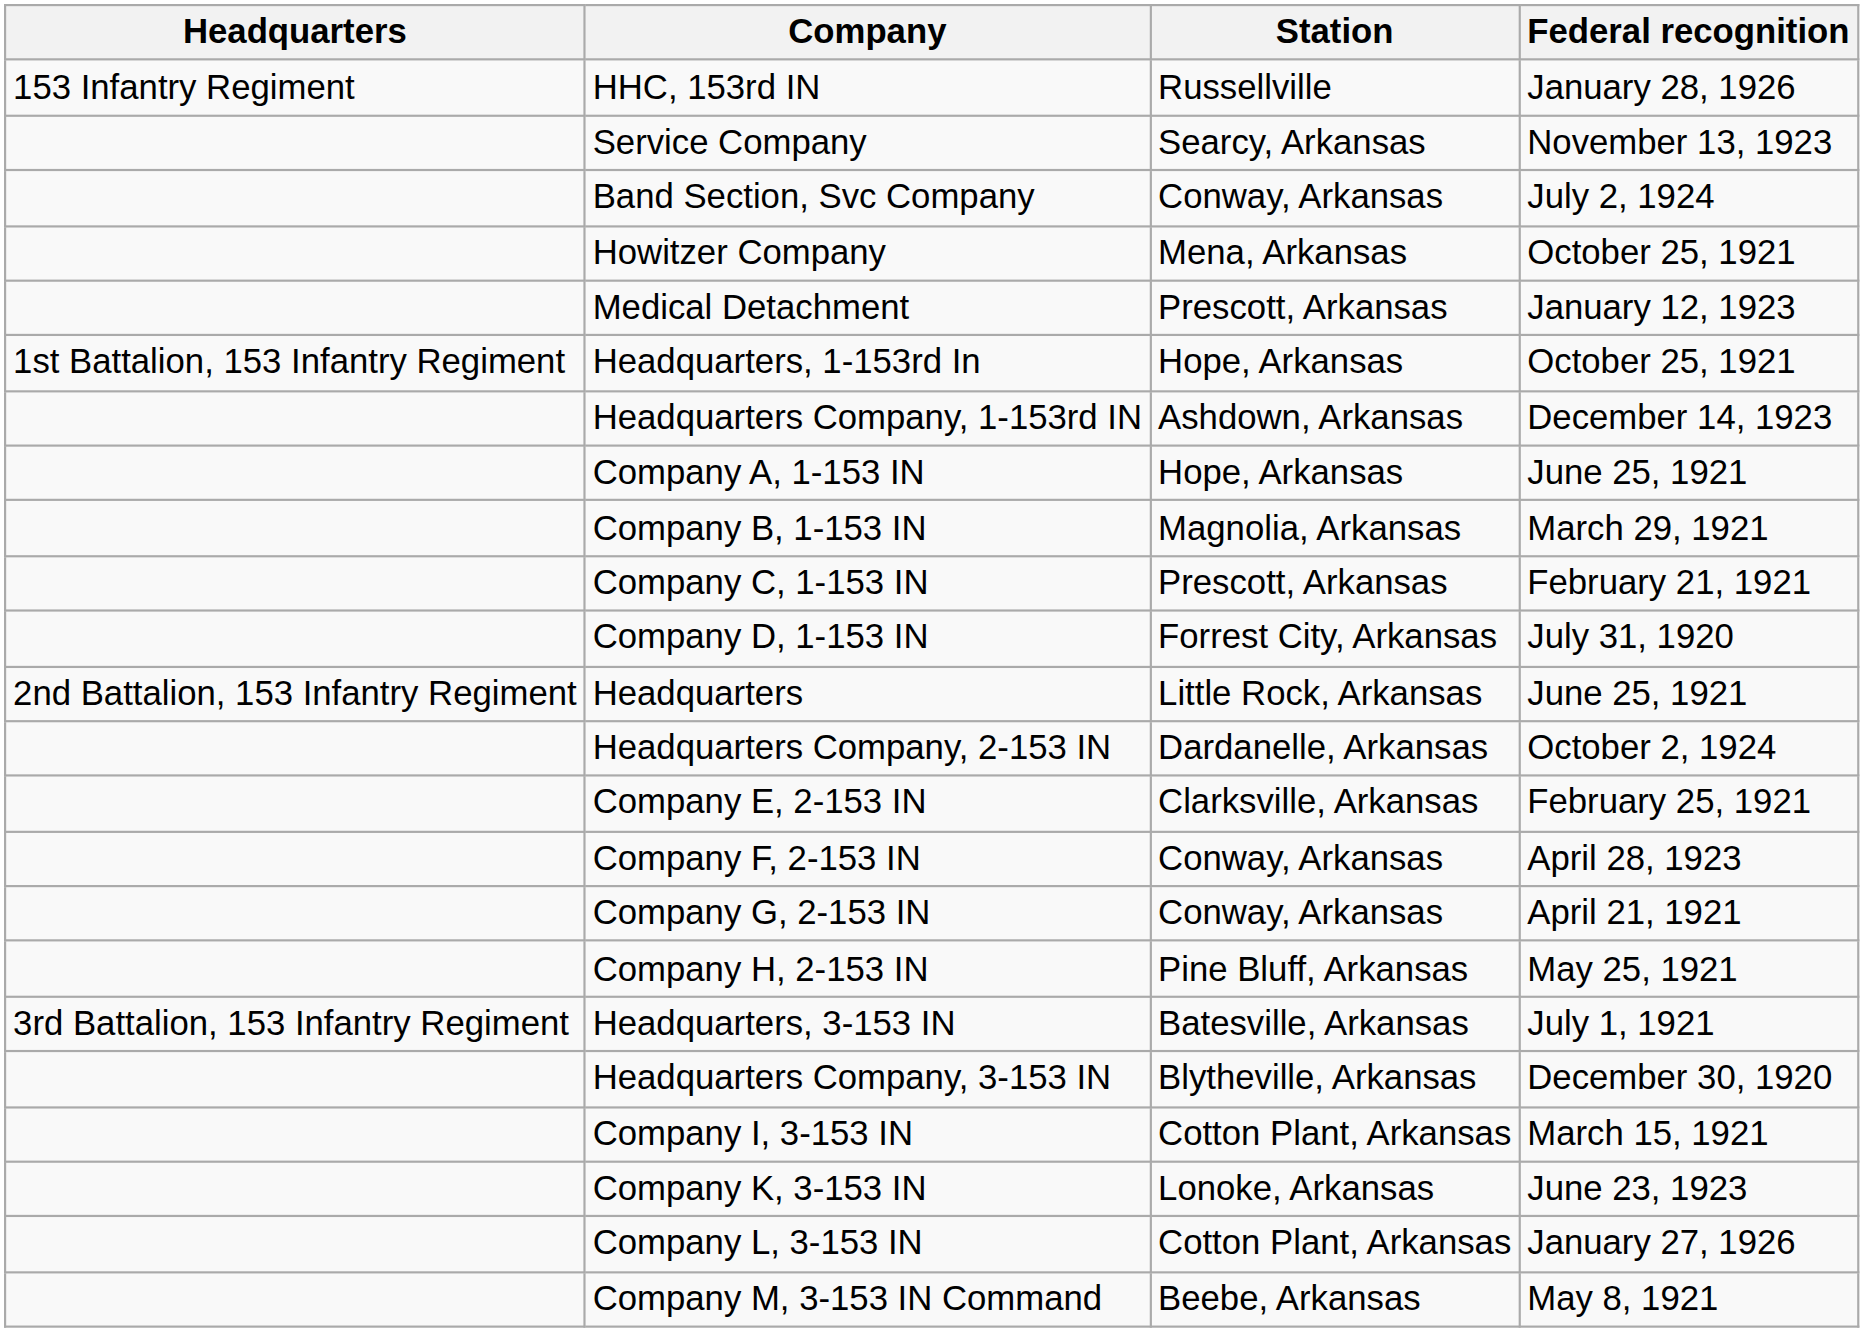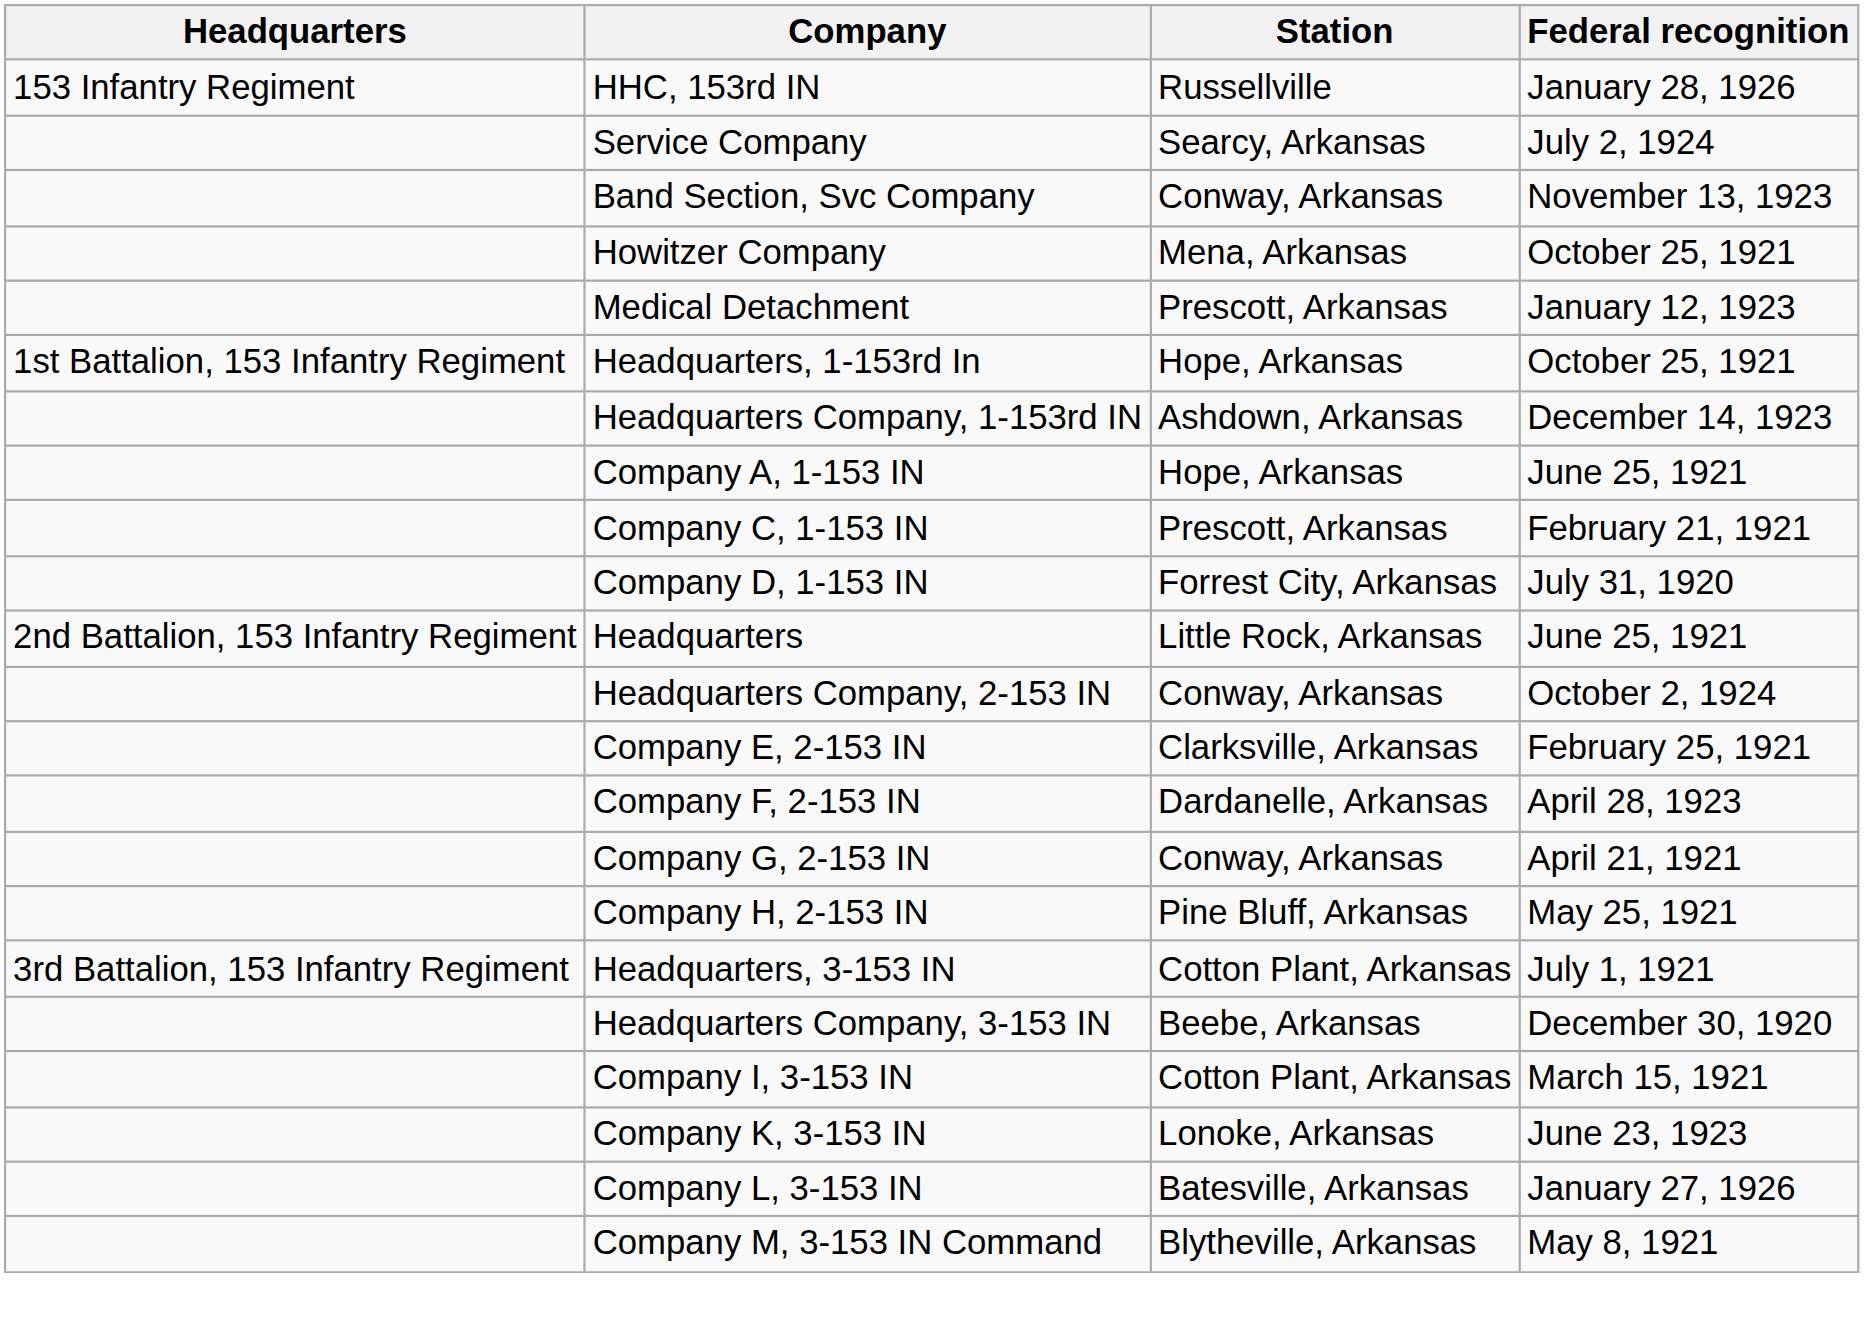(1680, 142) November 13, 1923 -> (1621, 142) July 2, 1924
(1621, 197) July 2, 1924 -> (1680, 197) November 13, 1923
- row: (760, 527)
(1323, 747) Dardanelle, Arkansas -> (1301, 692) Conway, Arkansas
(1301, 857) Conway, Arkansas -> (1323, 802) Dardanelle, Arkansas
(1313, 1023) Batesville, Arkansas -> (1335, 968) Cotton Plant, Arkansas
(1317, 1078) Blytheville, Arkansas -> (1289, 1023) Beebe, Arkansas
(1335, 1243) Cotton Plant, Arkansas -> (1313, 1188) Batesville, Arkansas
(1289, 1298) Beebe, Arkansas -> (1317, 1243) Blytheville, Arkansas
